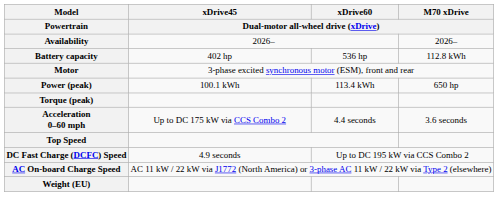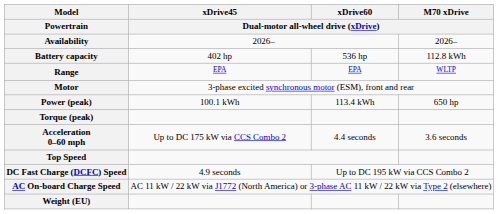+ row: (66, 72)
